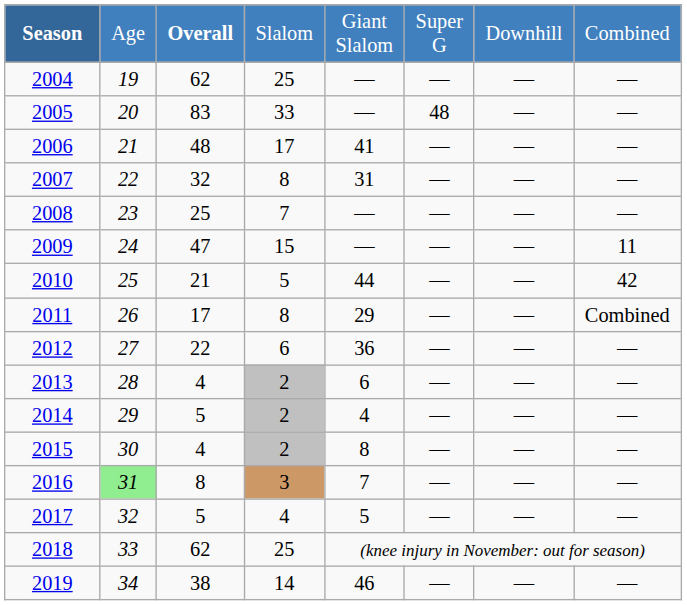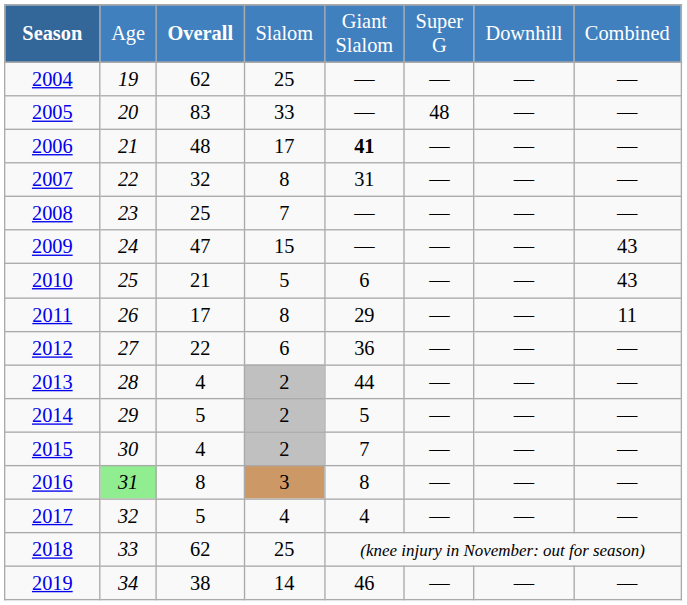(364, 146) normal -> (364, 146) bold
(627, 247) 11 -> (627, 247) 43
(364, 280) 44 -> (364, 280) 6
(627, 280) 42 -> (627, 280) 43
(627, 314) Combined -> (627, 314) 11
(364, 381) 6 -> (364, 381) 44
(364, 415) 4 -> (364, 415) 5
(364, 448) 8 -> (364, 448) 7
(364, 482) 7 -> (364, 482) 8
(364, 515) 5 -> (364, 515) 4
